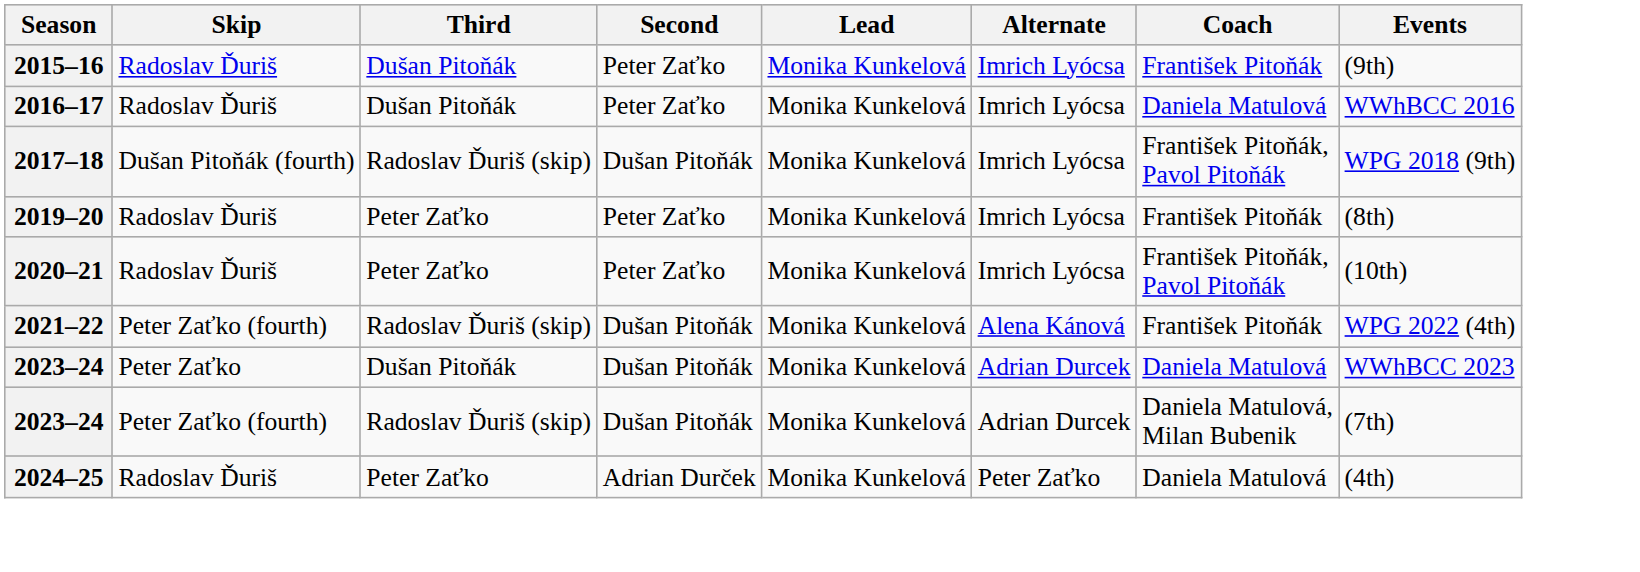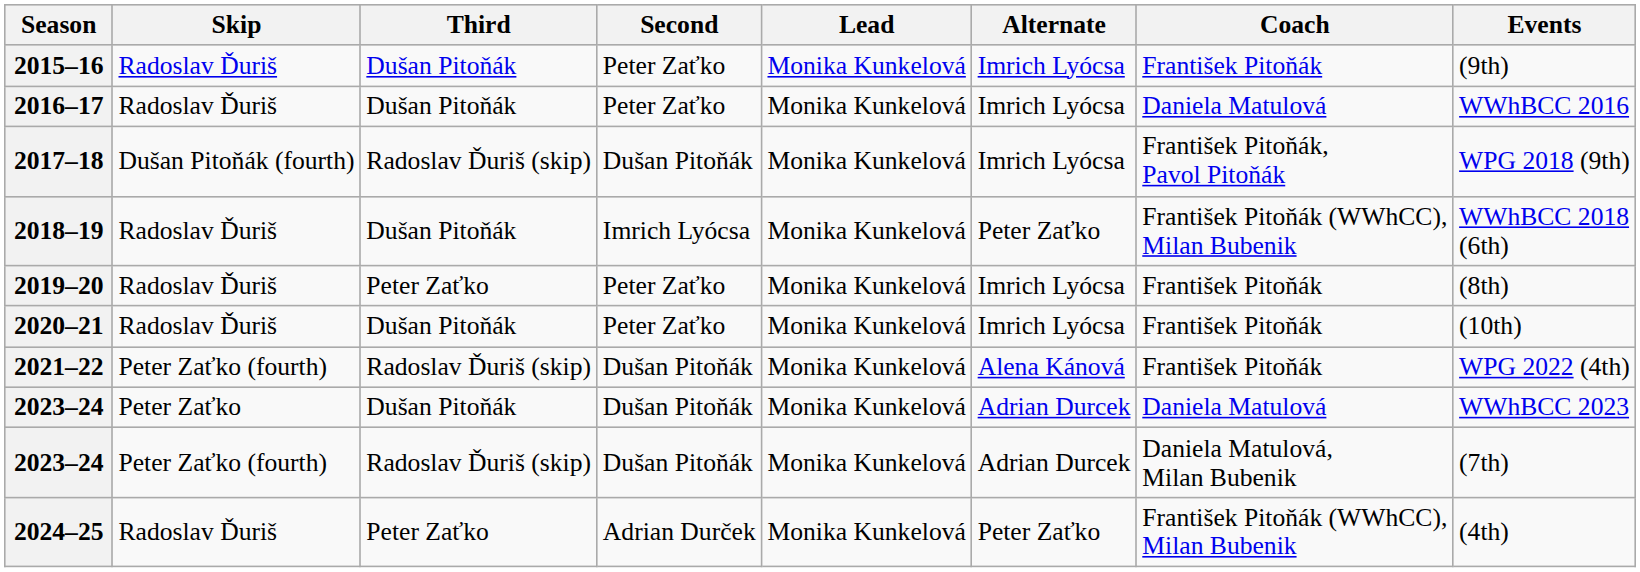+ row: (59, 230)
(428, 271) Peter Zaťko -> (441, 326) Dušan Pitoňák
(1235, 270) František Pitoňák, Pavol Pitoňák -> (1232, 326) František Pitoňák
(1234, 476) Daniela Matulová -> (1295, 531) František Pitoňák (WWhCC), Milan Bubenik
